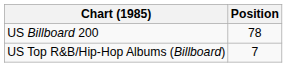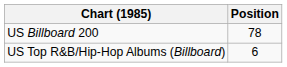(255, 52) 7 -> (255, 52) 6
